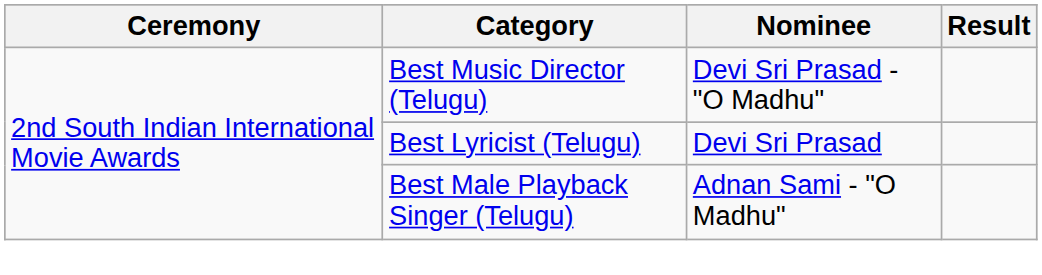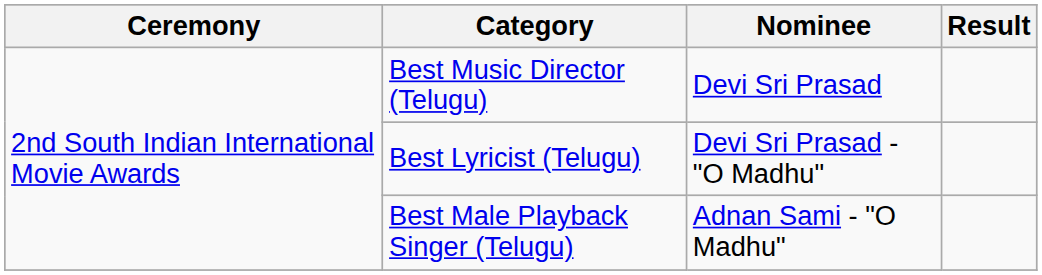(796, 84) Devi Sri Prasad - "O Madhu" -> (787, 84) Devi Sri Prasad
(787, 142) Devi Sri Prasad -> (796, 158) Devi Sri Prasad - "O Madhu"
